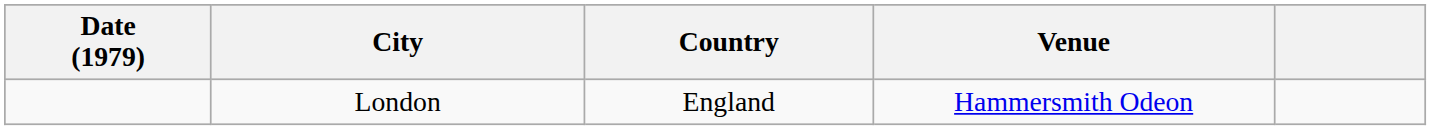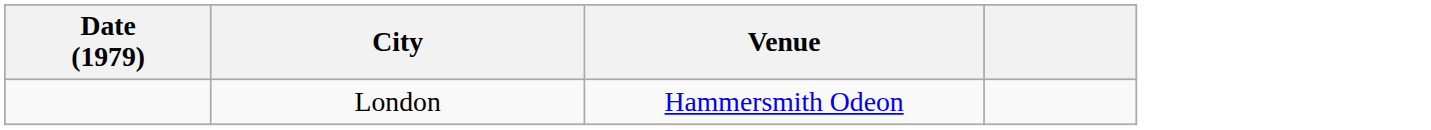- column: (729, 42)
